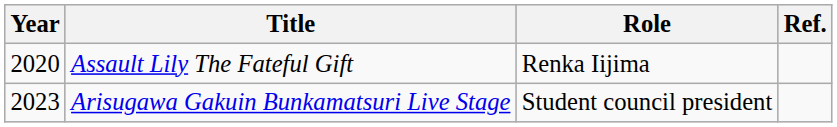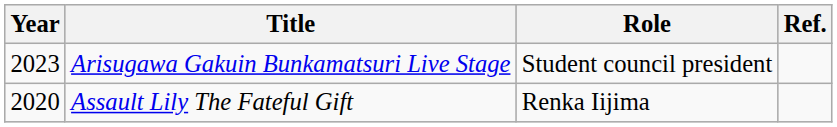rows swapped: (212, 63) <-> (291, 102)
